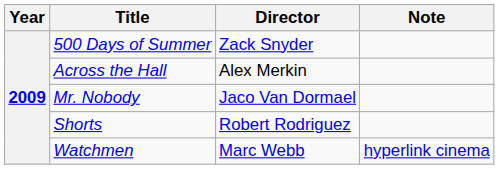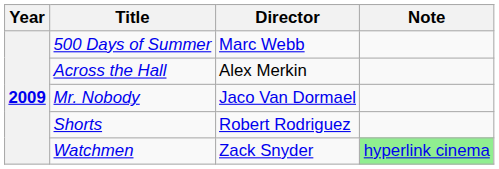(266, 44) Zack Snyder -> (262, 44) Marc Webb
(262, 151) Marc Webb -> (266, 151) Zack Snyder
(427, 151) no background -> (427, 151) lightgreen background
